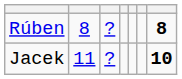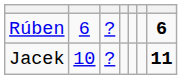(84, 29) 8 -> (84, 29) 6
(162, 29) 8 -> (162, 29) 6
(84, 59) 11 -> (84, 59) 10
(162, 59) 10 -> (162, 59) 11
